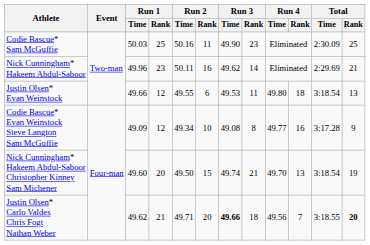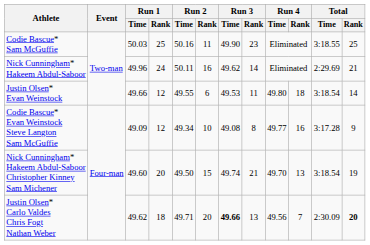(327, 44) 2:30.09 -> (327, 44) 3:18.55
(161, 69) 23 -> (161, 69) 24
(353, 93) 13 -> (353, 93) 14
(161, 218) 21 -> (161, 218) 18
(254, 218) 18 -> (254, 218) 13
(327, 218) 3:18.55 -> (327, 218) 2:30.09
